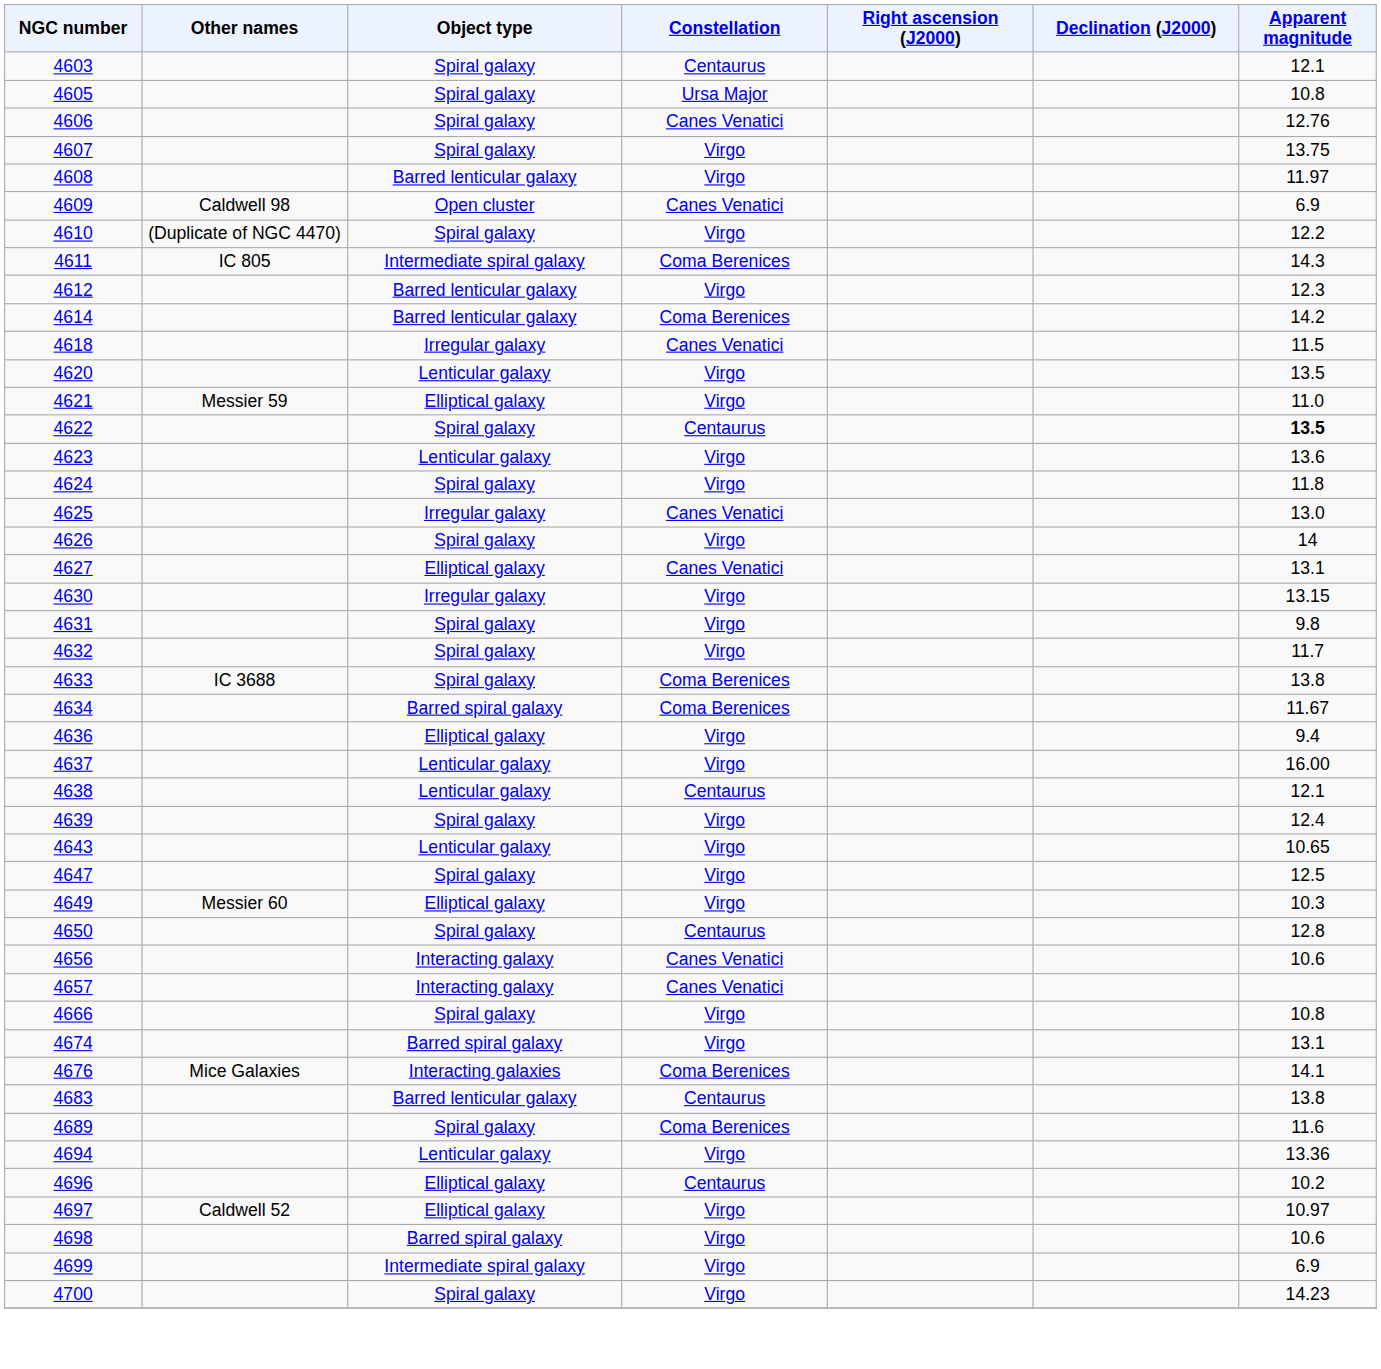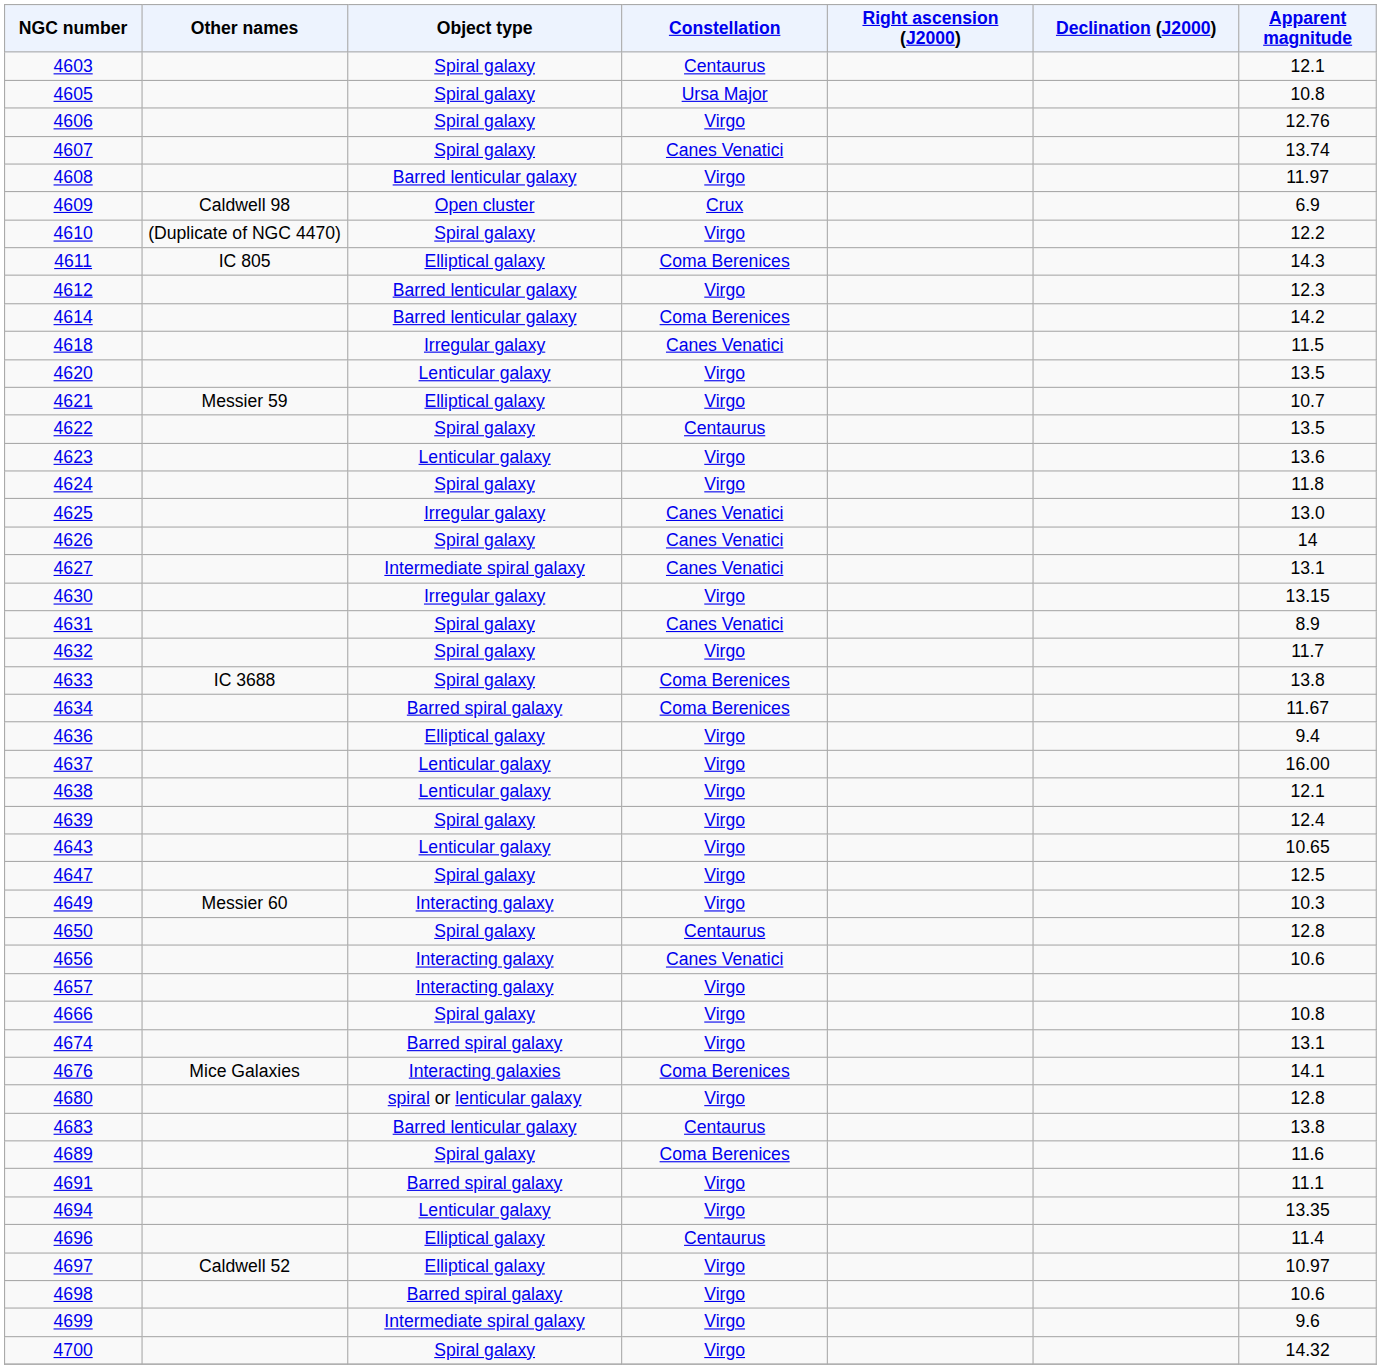(725, 121) Canes Venatici -> (725, 121) Virgo
(725, 149) Virgo -> (725, 149) Canes Venatici
(1308, 149) 13.75 -> (1308, 149) 13.74
(725, 205) Canes Venatici -> (725, 205) Crux
(485, 261) Intermediate spiral galaxy -> (485, 261) Elliptical galaxy
(1308, 401) 11.0 -> (1308, 401) 10.7
(1308, 429) bold -> (1308, 429) normal
(725, 540) Virgo -> (725, 540) Canes Venatici
(485, 568) Elliptical galaxy -> (485, 568) Intermediate spiral galaxy
(725, 624) Virgo -> (725, 624) Canes Venatici
(1308, 624) 9.8 -> (1308, 624) 8.9
(725, 791) Centaurus -> (725, 791) Virgo
(485, 903) Elliptical galaxy -> (485, 903) Interacting galaxy
(725, 987) Canes Venatici -> (725, 987) Virgo
+ row: (73, 1098)
+ row: (73, 1182)
(1308, 1154) 13.36 -> (1308, 1210) 13.35
(1308, 1182) 10.2 -> (1308, 1238) 11.4
(1308, 1266) 6.9 -> (1308, 1322) 9.6
(1308, 1294) 14.23 -> (1308, 1350) 14.32
